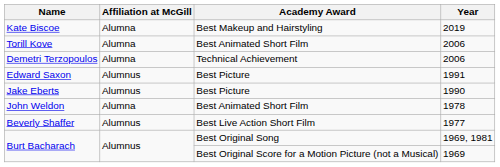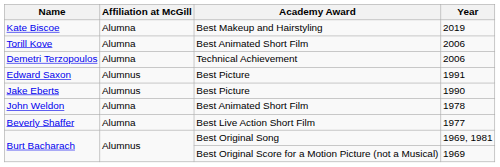(121, 122) Alumnus -> (119, 122) Alumna
